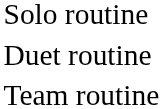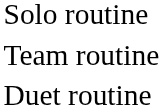rows swapped: (78, 55) <-> (81, 95)
